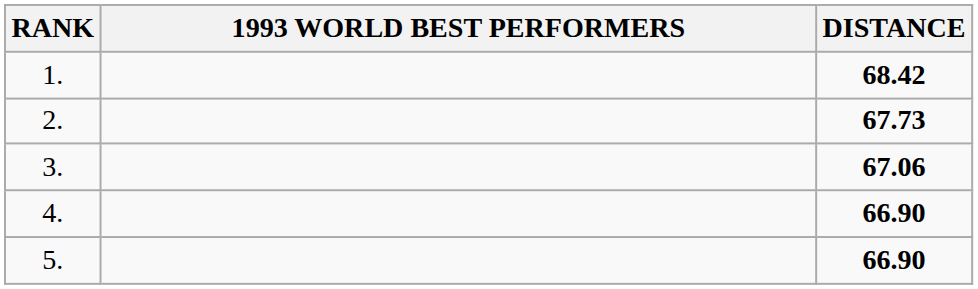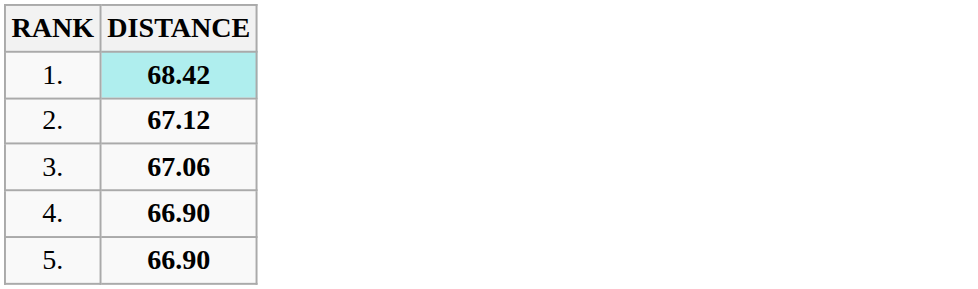- column: (458, 28)
(894, 74) no background -> (179, 74) paleturquoise background
(894, 120) 67.73 -> (179, 120) 67.12
